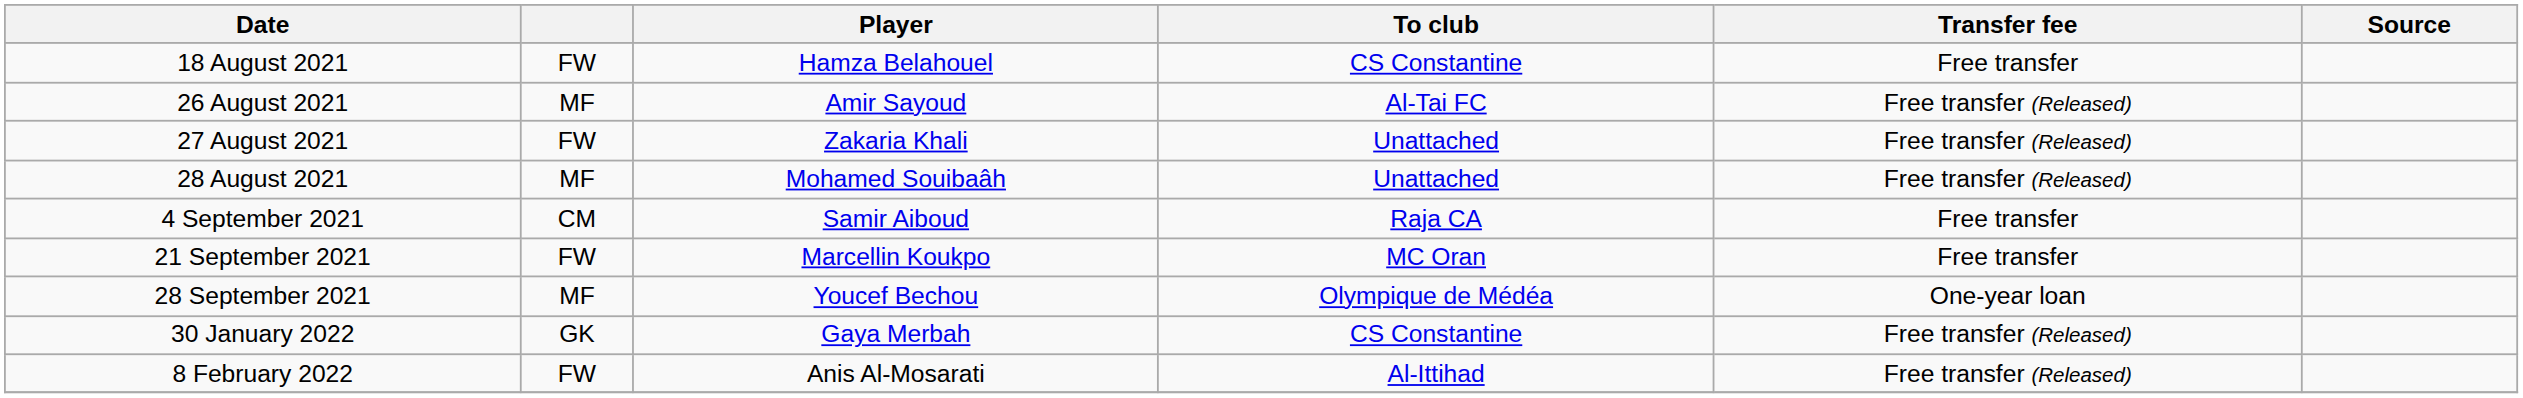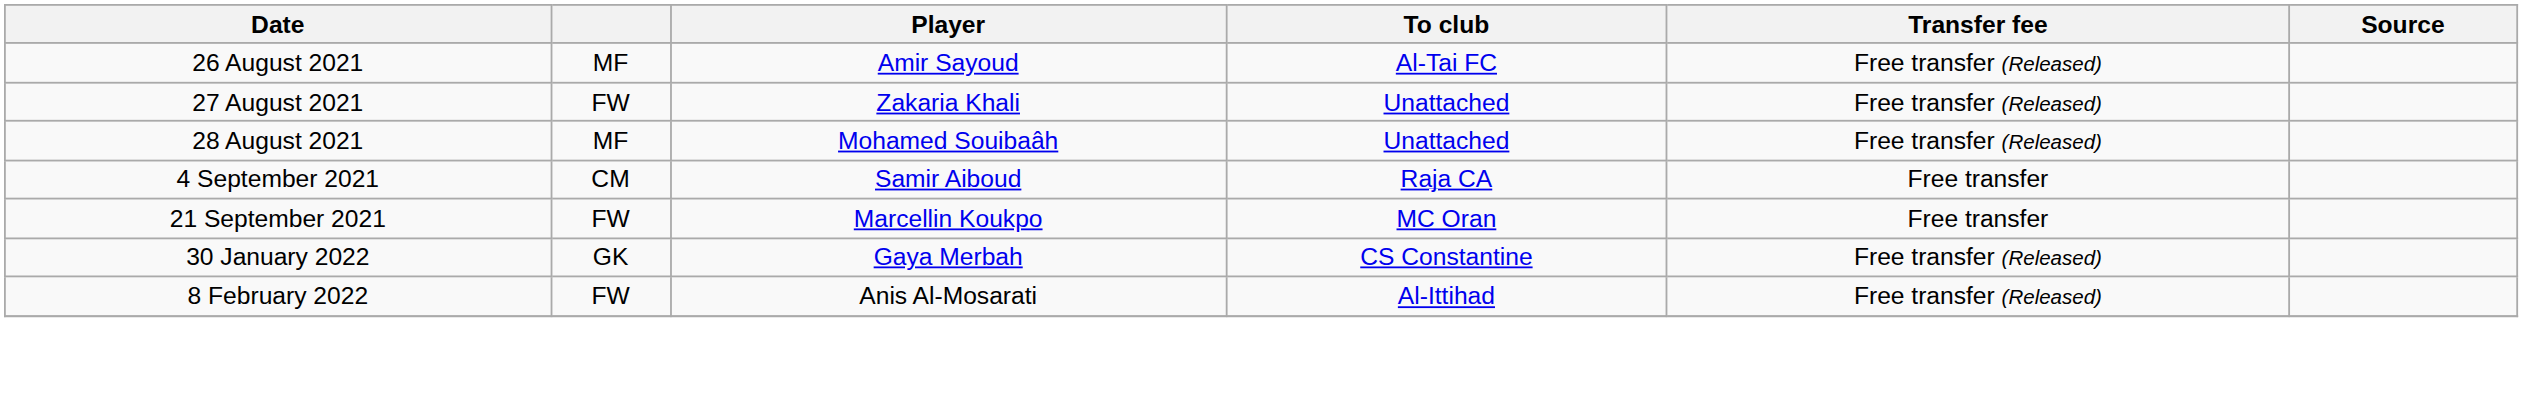- row: (263, 63)
- row: (263, 296)
